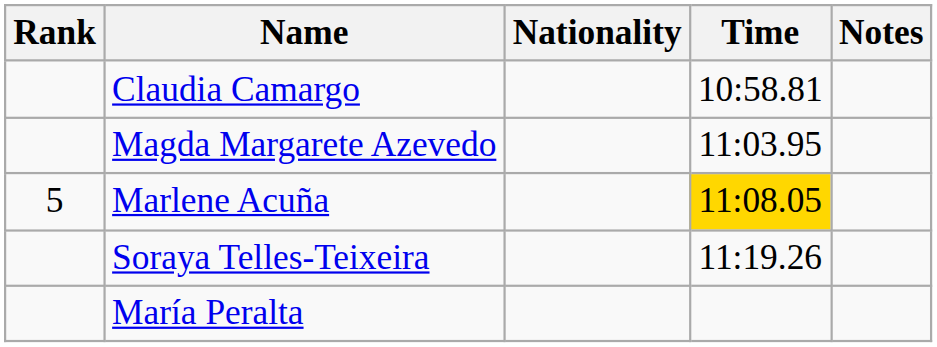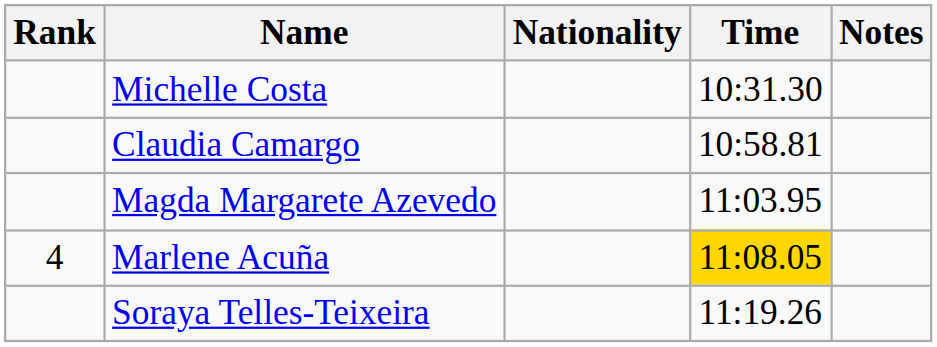+ row: (220, 88)
(55, 200) 5 -> (55, 256) 4
- row: (208, 312)
